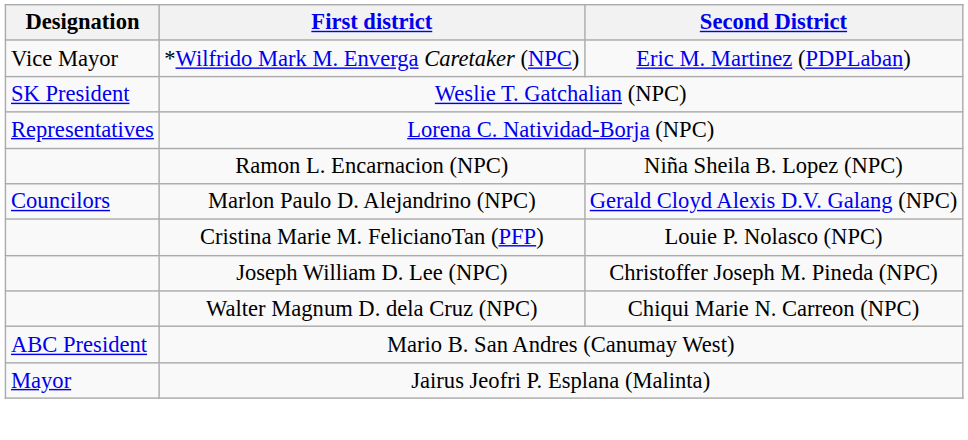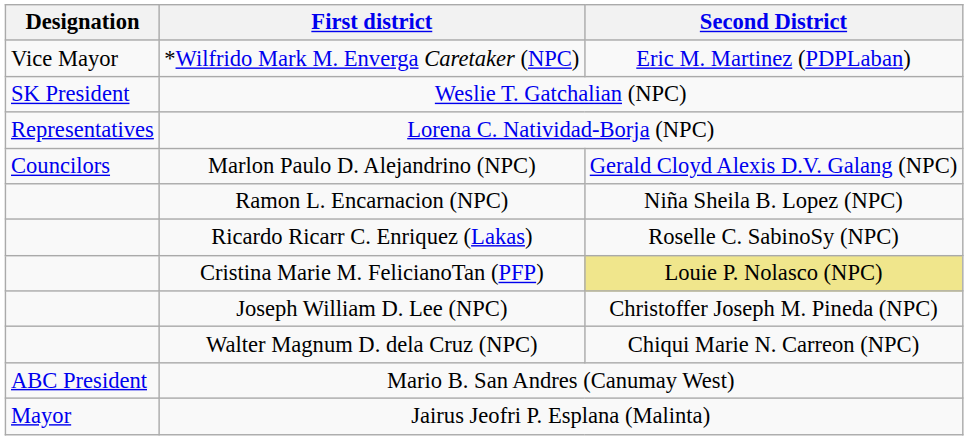rows swapped: (372, 201) <-> (372, 165)
+ row: (372, 237)
(773, 237) no background -> (773, 272) khaki background
